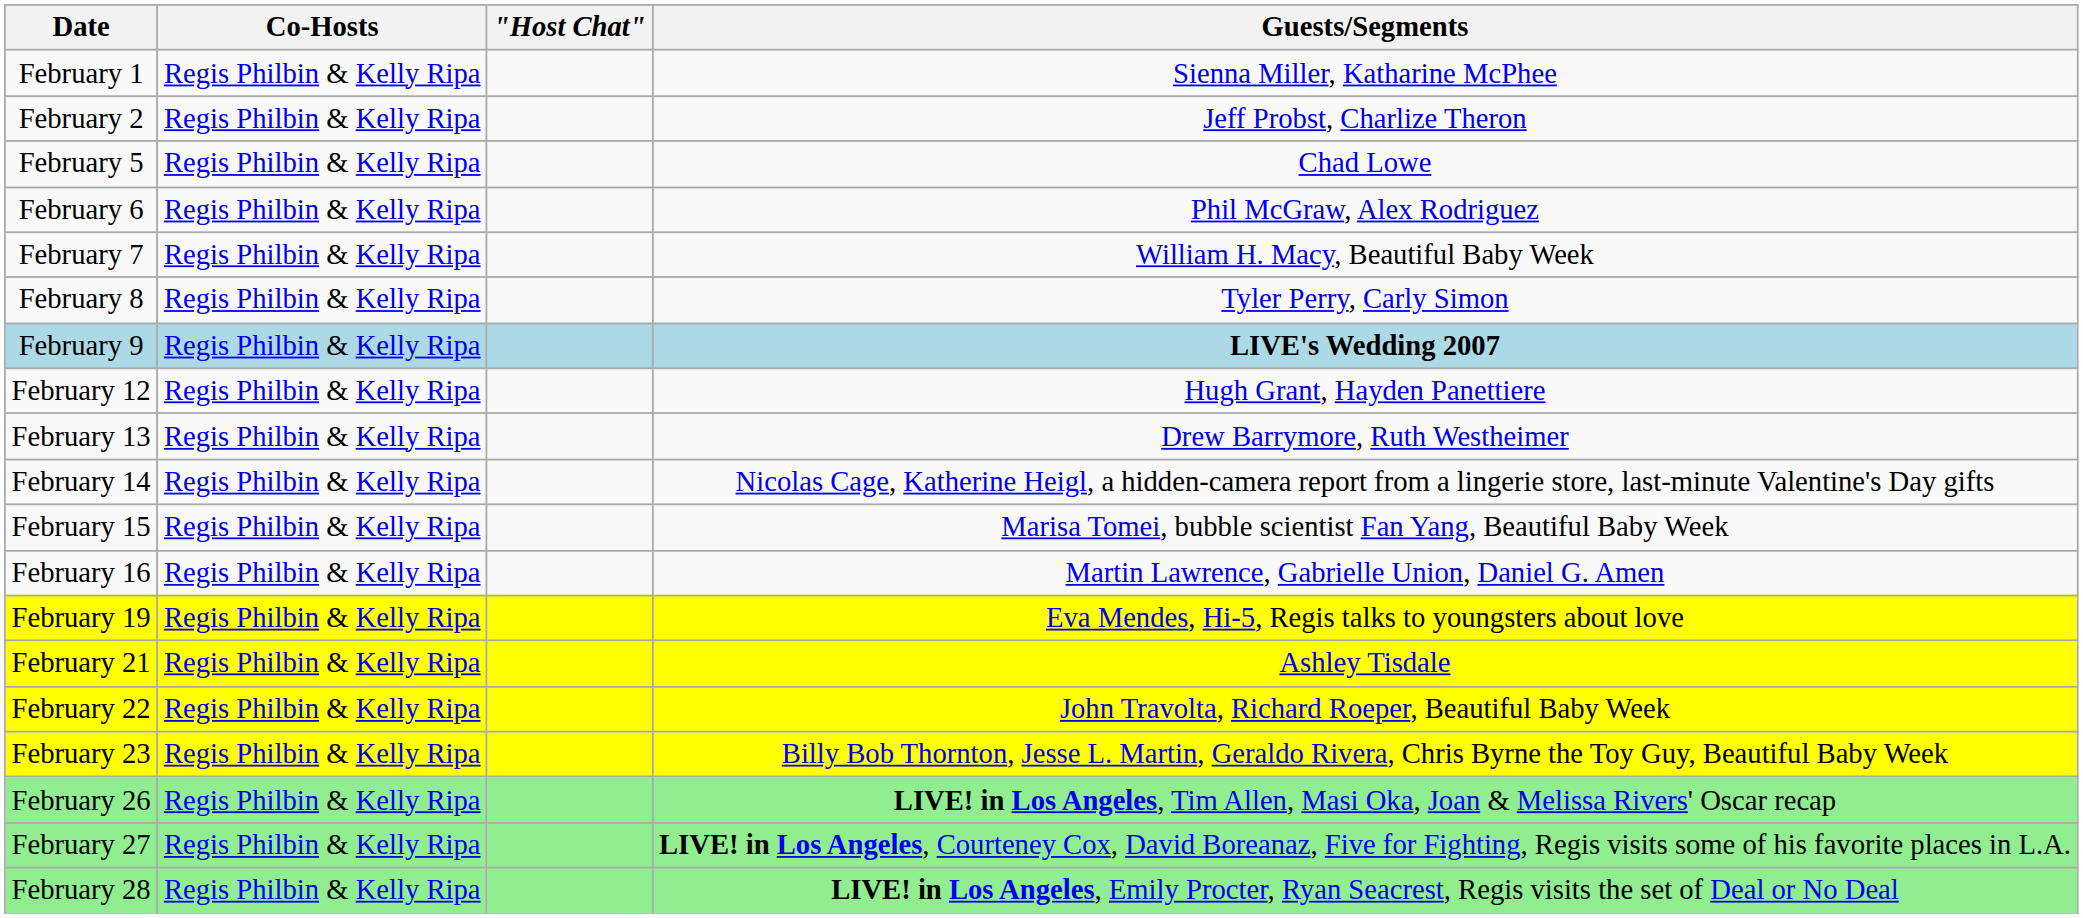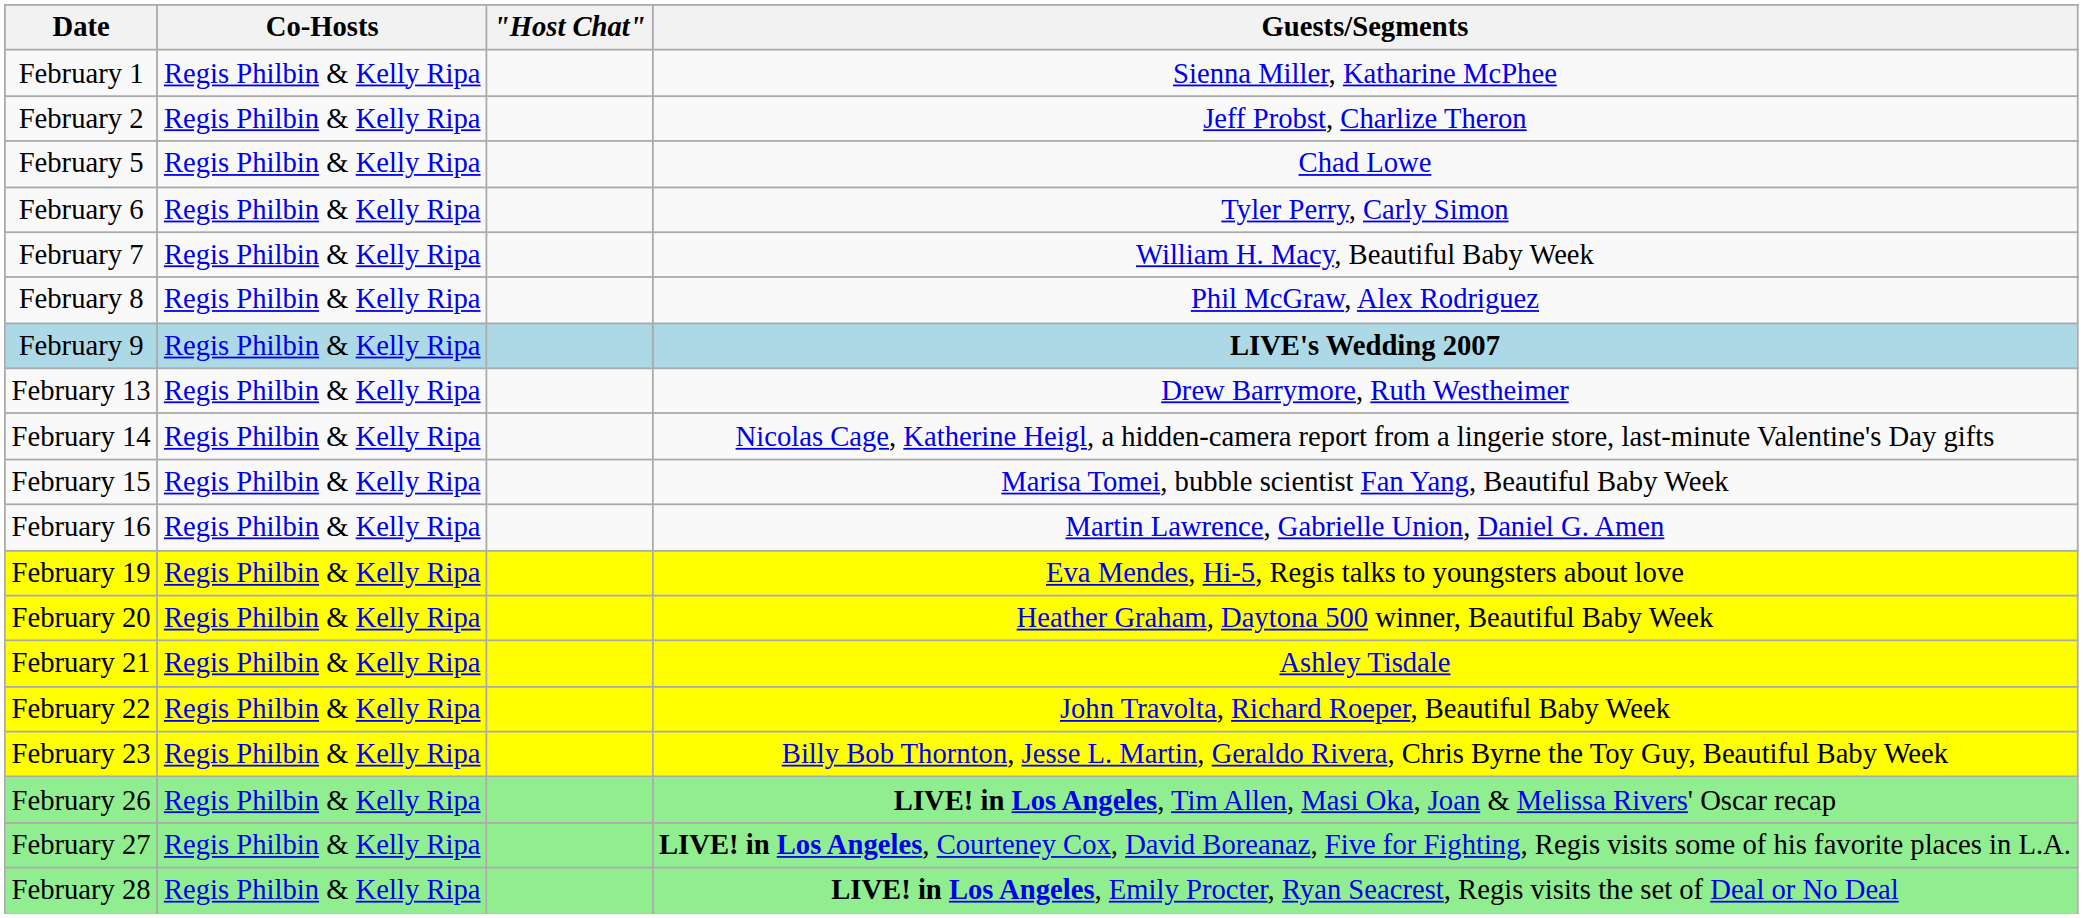(1365, 208) Phil McGraw, Alex Rodriguez -> (1365, 208) Tyler Perry, Carly Simon
(1365, 299) Tyler Perry, Carly Simon -> (1365, 299) Phil McGraw, Alex Rodriguez
- row: (81, 390)
+ row: (81, 617)
